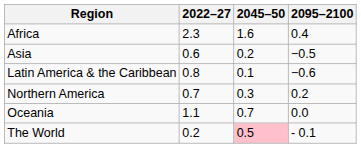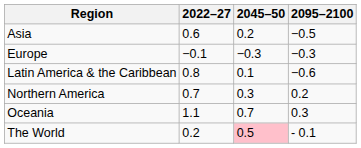- row: (23, 34)
+ row: (27, 53)
(300, 113) 0.0 -> (300, 113) 0.3
